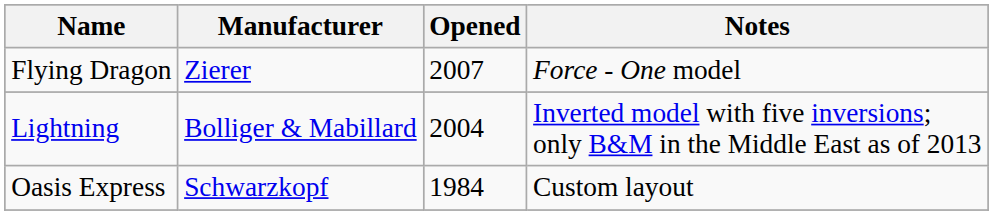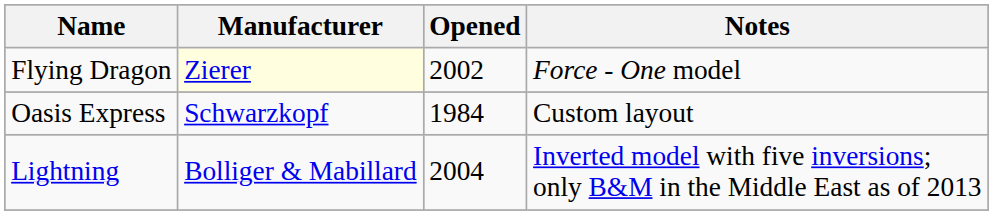(218, 69) no background -> (218, 69) lightyellow background
(457, 69) 2007 -> (457, 69) 2002
rows swapped: (65, 128) <-> (88, 187)
